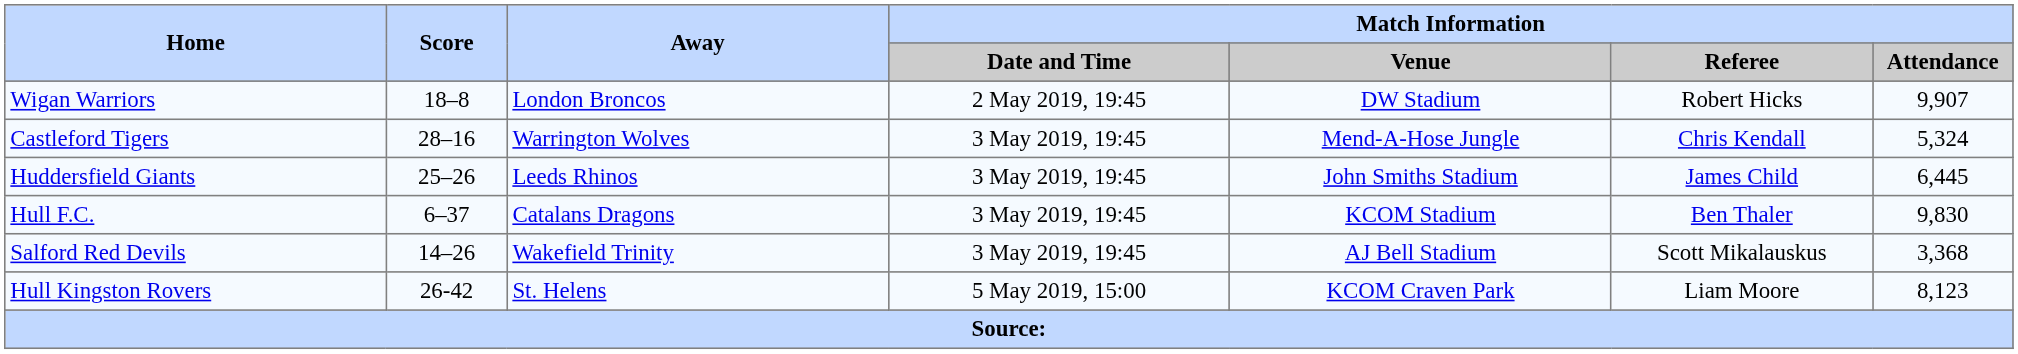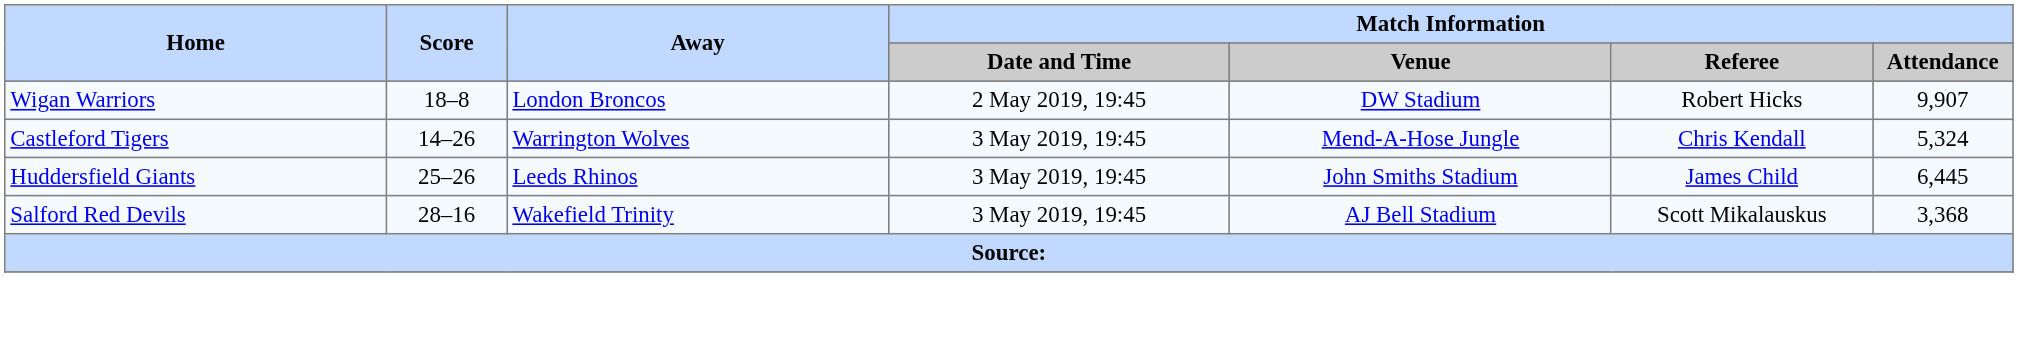(447, 138) 28–16 -> (447, 138) 14–26
- row: (52, 214)
(447, 252) 14–26 -> (447, 214) 28–16
- row: (111, 290)
